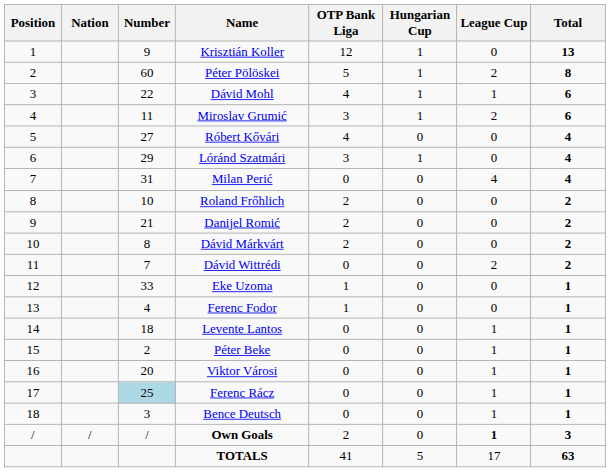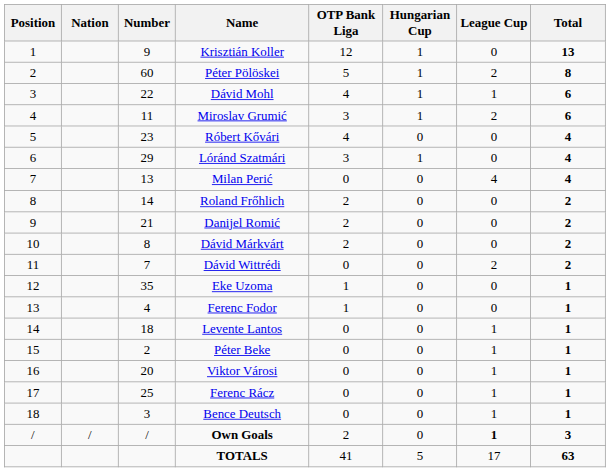(147, 137) 27 -> (147, 137) 23
(147, 179) 31 -> (147, 179) 13
(147, 201) 10 -> (147, 201) 14
(147, 286) 33 -> (147, 286) 35
(147, 392) lightblue background -> (147, 392) no background
